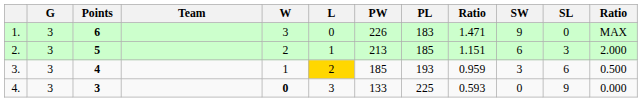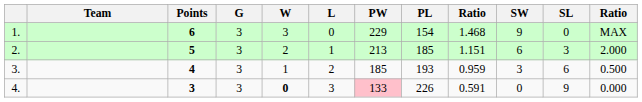columns swapped: (192, 13) <-> (50, 13)
(378, 32) 226 -> (378, 32) 229
(425, 32) 183 -> (425, 32) 154
(472, 32) 1.471 -> (472, 32) 1.468
(332, 69) gold background -> (332, 69) no background
(378, 87) no background -> (378, 87) pink background
(425, 87) 225 -> (425, 87) 226
(472, 87) 0.593 -> (472, 87) 0.591
